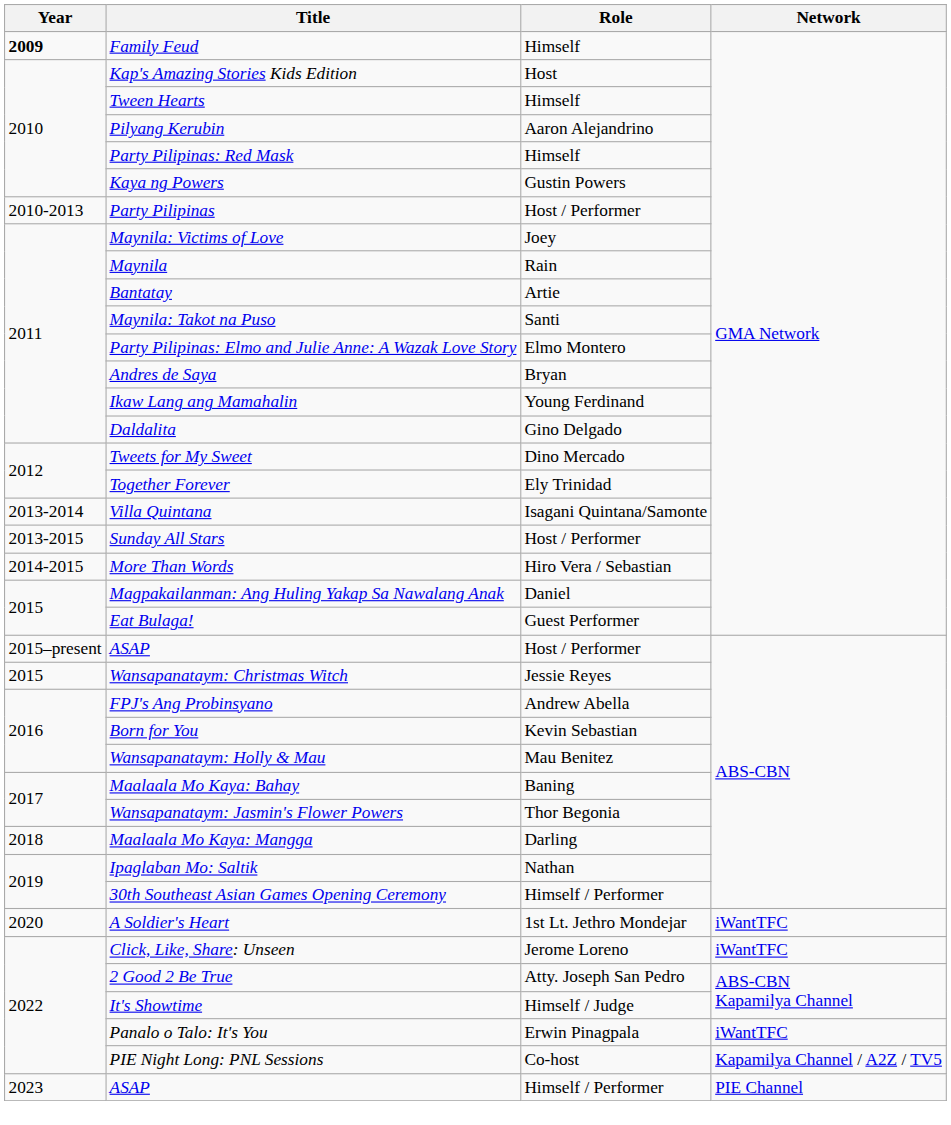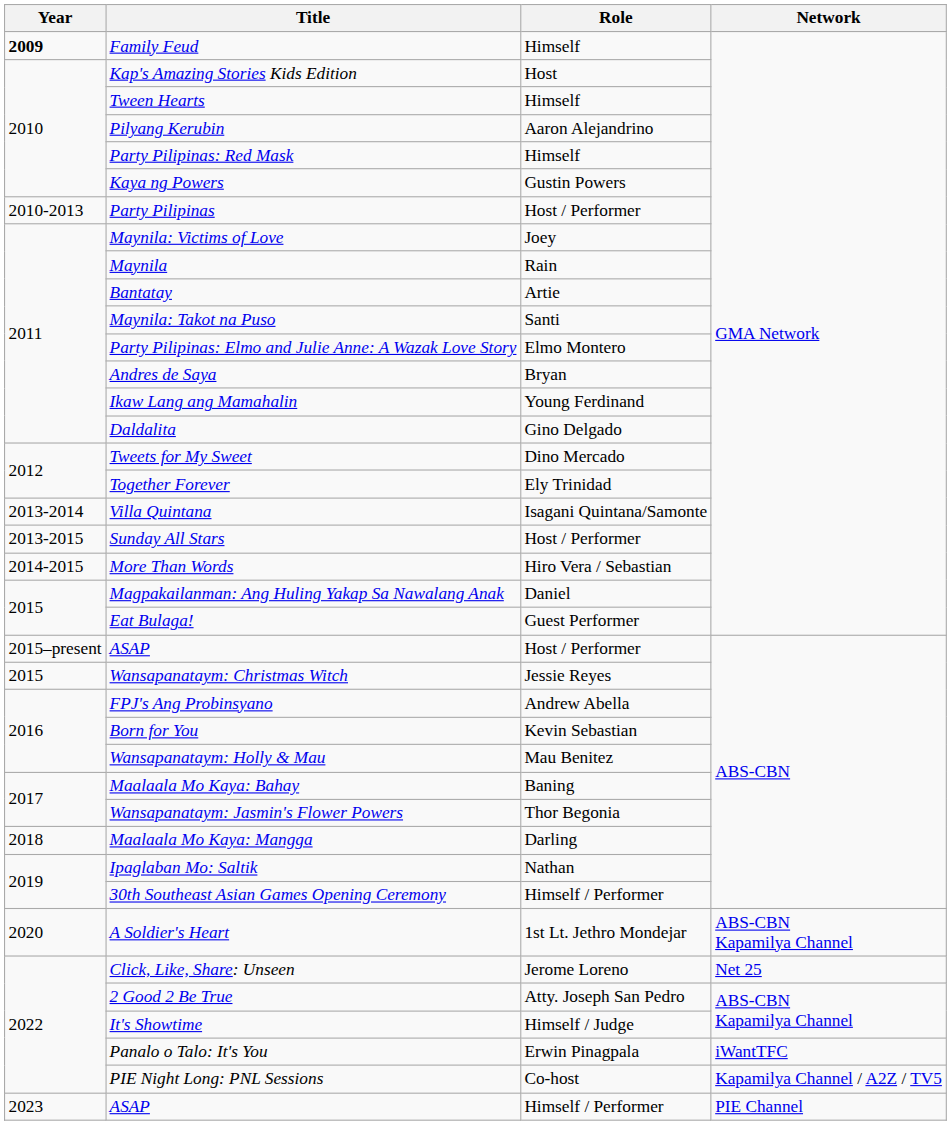(751, 922) iWantTFC -> (784, 932) ABS-CBN Kapamilya Channel
(751, 949) iWantTFC -> (738, 969) Net 25
